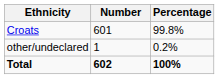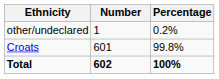rows swapped: (23, 30) <-> (48, 47)
